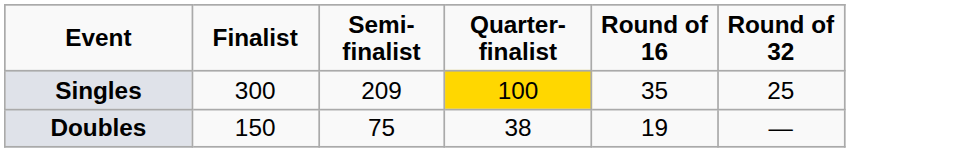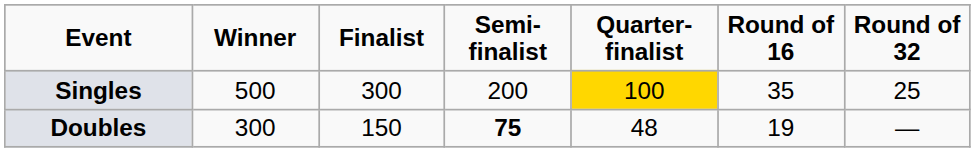+ column: (255, 38)
(381, 90) 209 -> (508, 90) 200
(381, 128) normal -> (508, 128) bold
(518, 128) 38 -> (644, 128) 48
